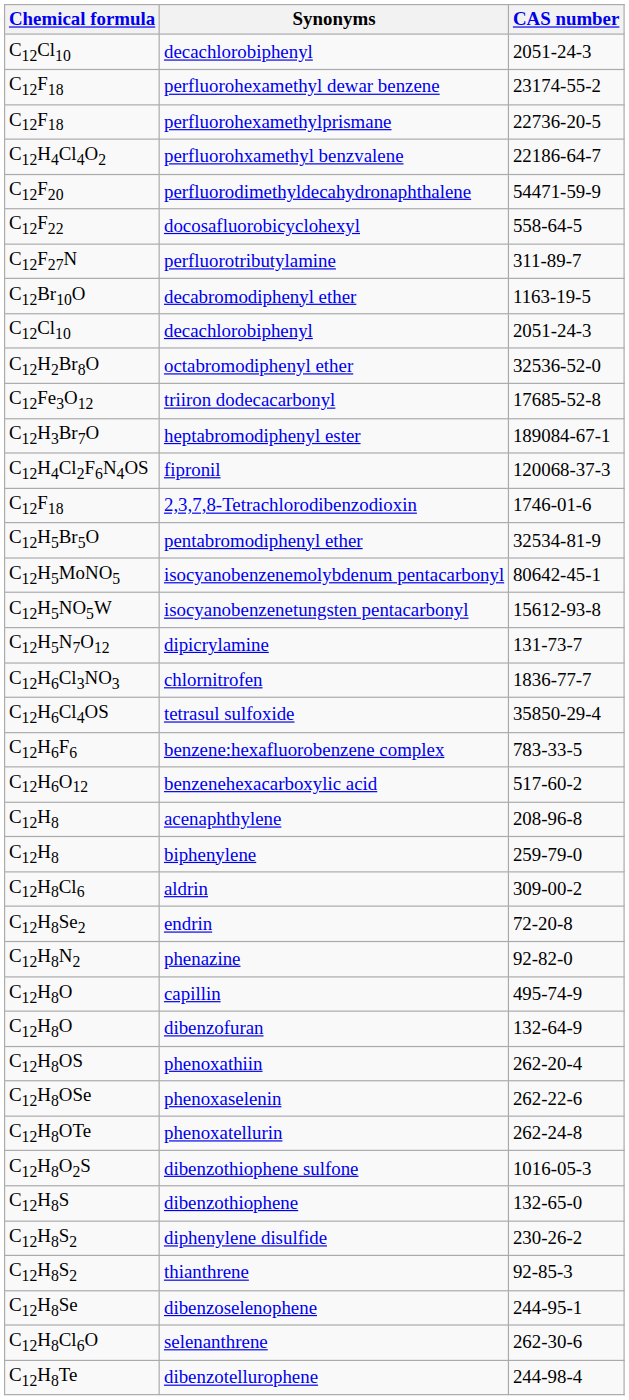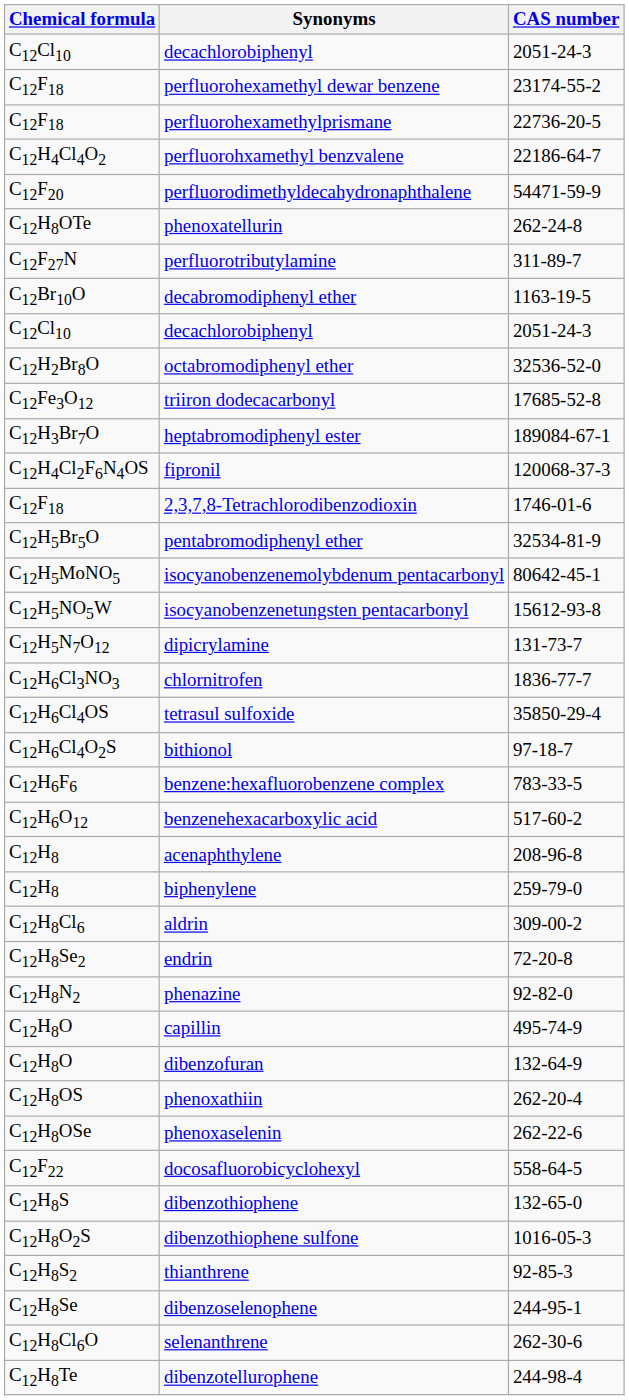rows swapped: (262, 226) <-> (223, 1133)
+ row: (198, 749)
rows swapped: (261, 1168) <-> (231, 1203)
- row: (245, 1237)
